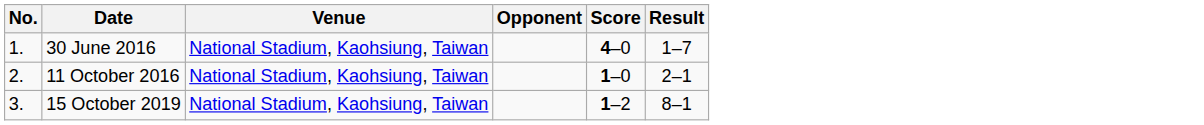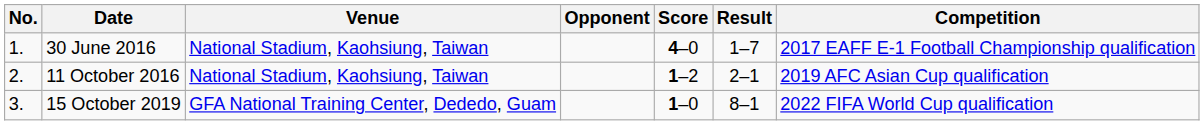+ column: (988, 18)
(616, 76) 1–0 -> (683, 76) 1–2
(339, 104) National Stadium, Kaohsiung, Taiwan -> (373, 104) GFA National Training Center, Dededo, Guam
(616, 104) 1–2 -> (683, 104) 1–0
